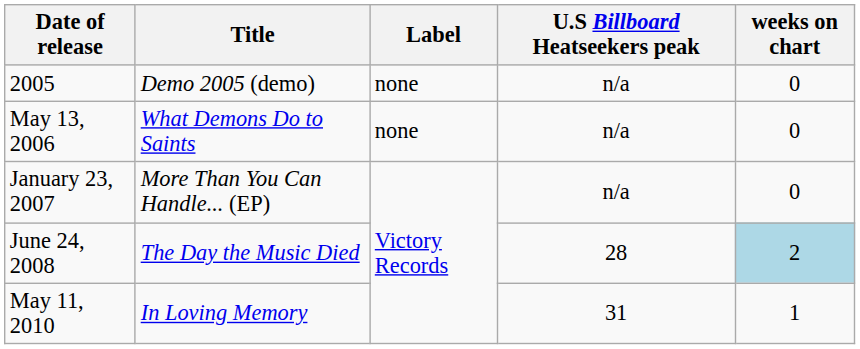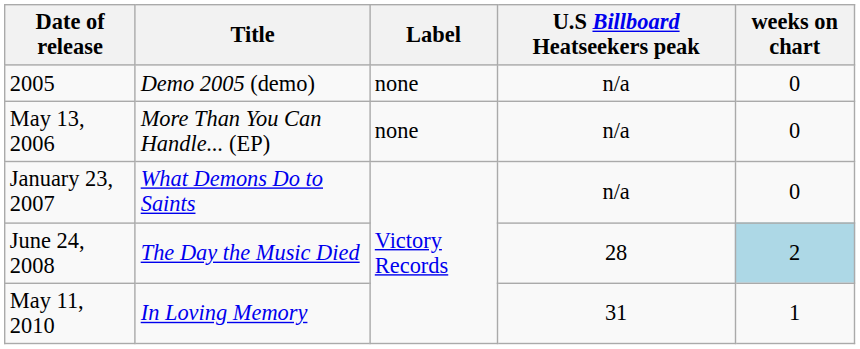(232, 131) What Demons Do to Saints -> (231, 131) More Than You Can Handle... (EP)
(231, 191) More Than You Can Handle... (EP) -> (232, 191) What Demons Do to Saints
